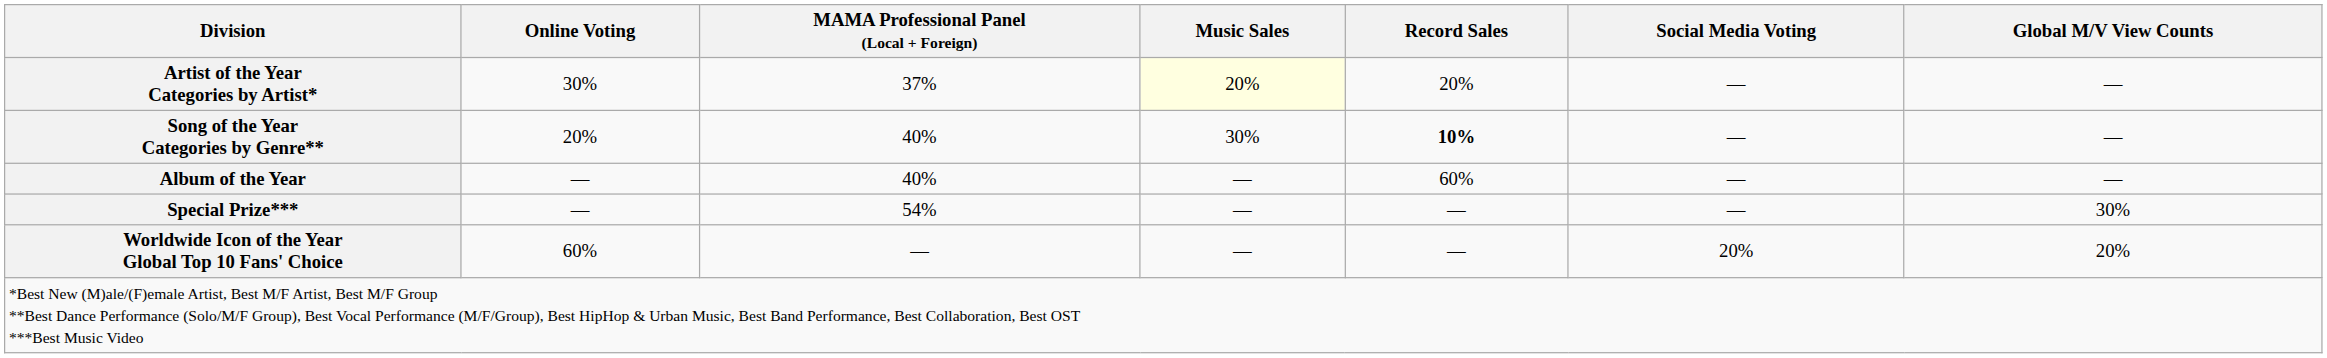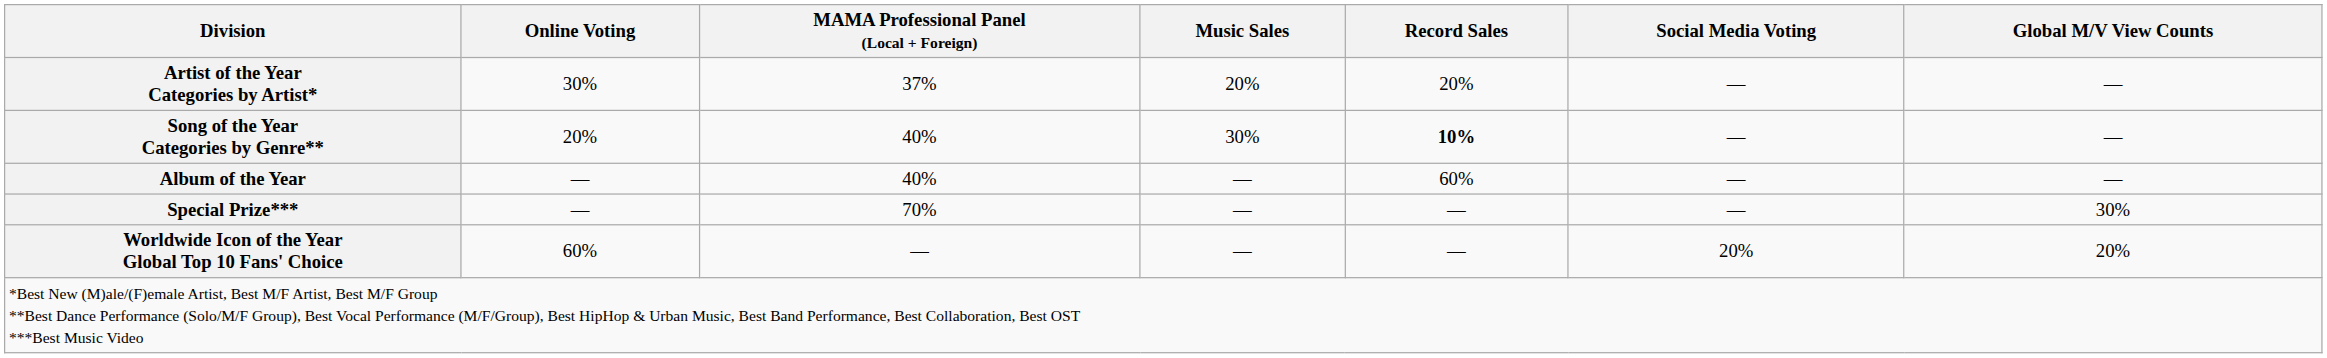(1242, 84) lightyellow background -> (1242, 84) no background
(919, 209) 54% -> (919, 209) 70%
